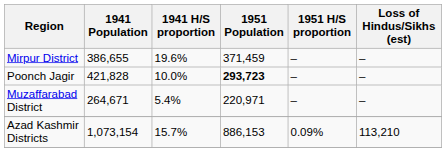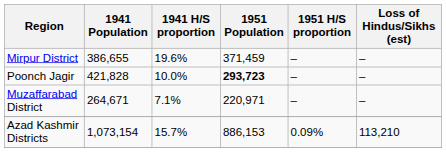(168, 100) 5.4% -> (168, 100) 7.1%
